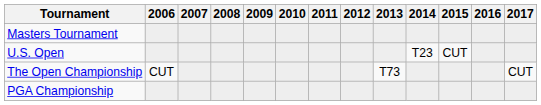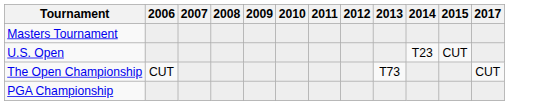- column: (488, 14)
